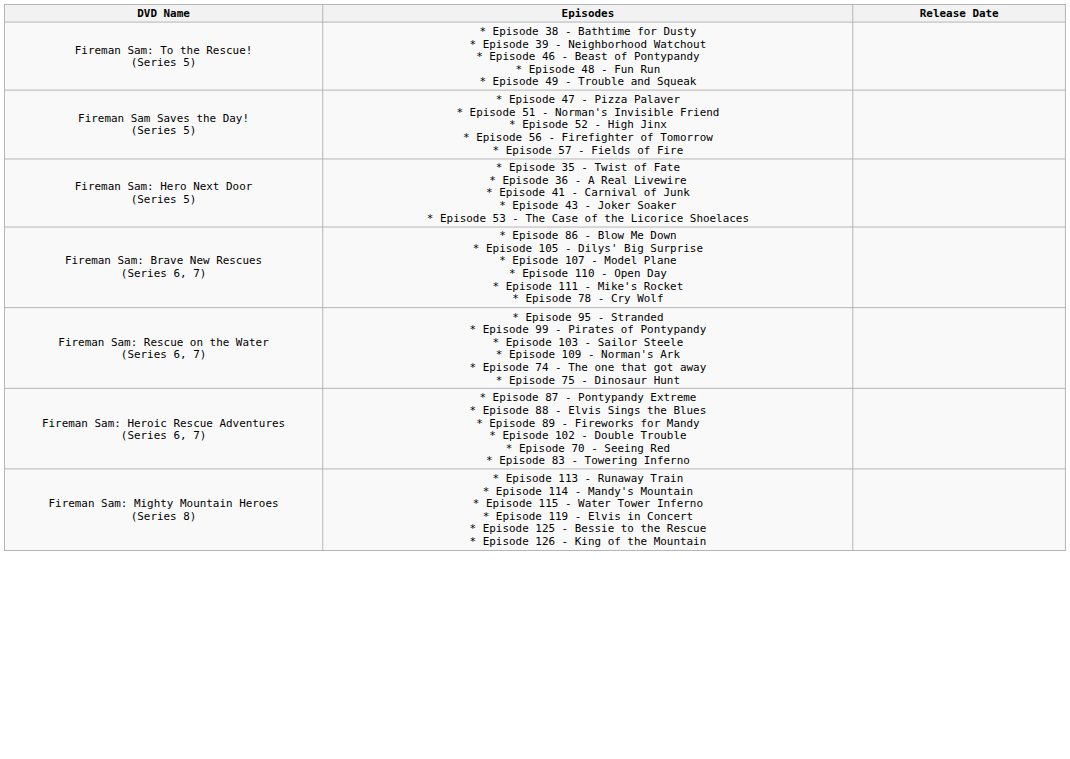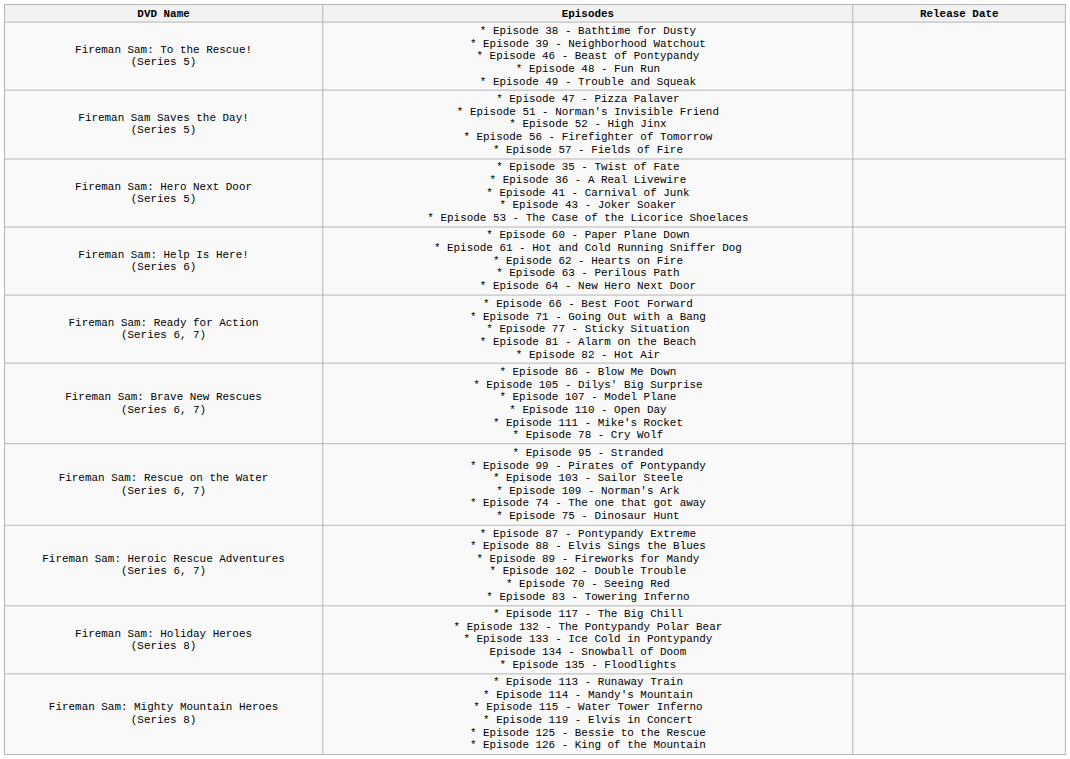+ row: (164, 261)
+ row: (164, 329)
+ row: (164, 640)
